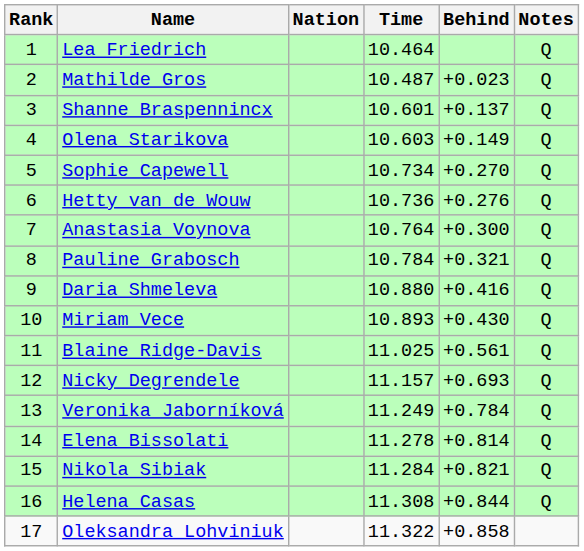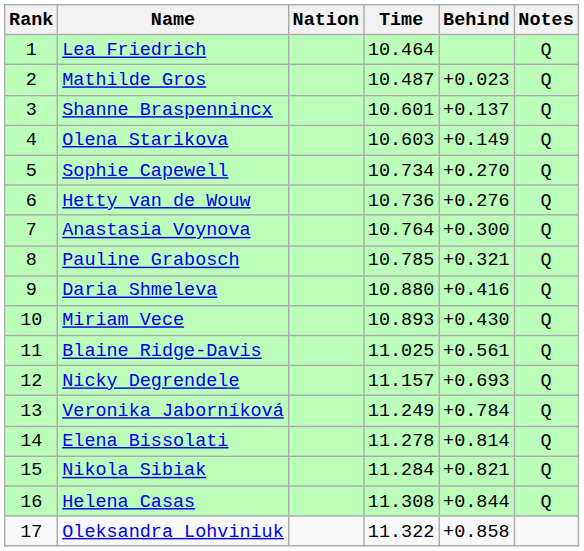(401, 260) 10.784 -> (401, 260) 10.785
